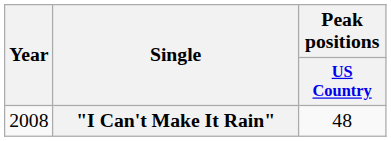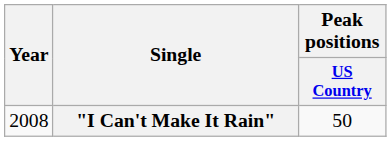(342, 120) 48 -> (342, 120) 50
